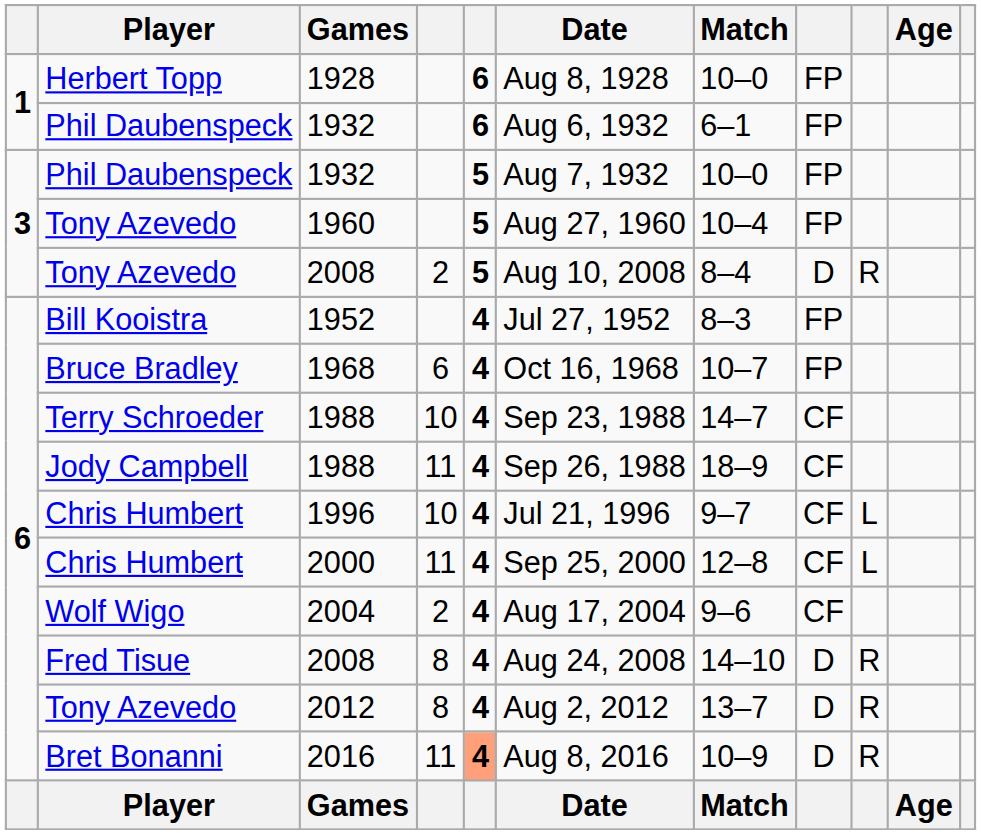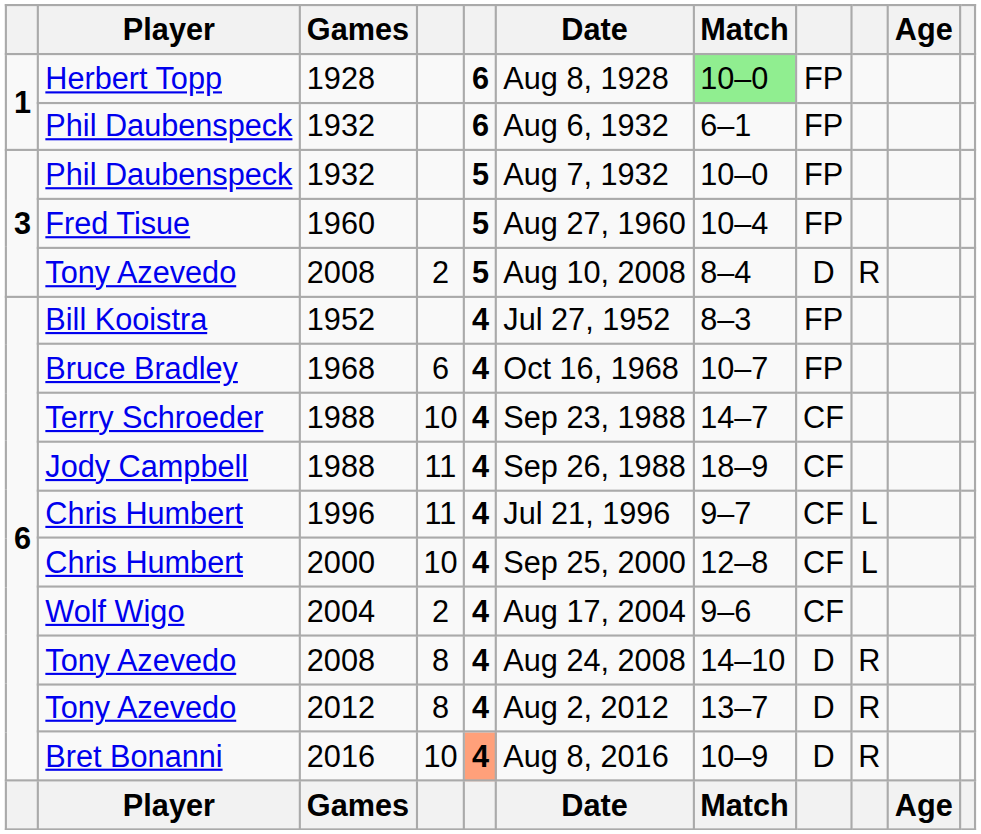(734, 78) no background -> (734, 78) lightgreen background
(141, 224) Tony Azevedo -> (118, 224) Fred Tisue
(440, 514) 10 -> (440, 514) 11
(440, 563) 11 -> (440, 563) 10
(118, 660) Fred Tisue -> (141, 660) Tony Azevedo
(440, 757) 11 -> (440, 757) 10
